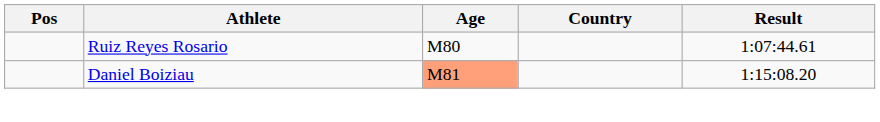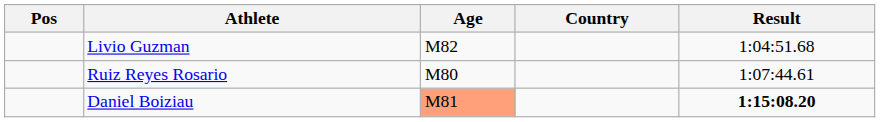+ row: (138, 46)
(778, 74) normal -> (777, 102) bold
